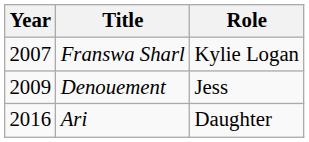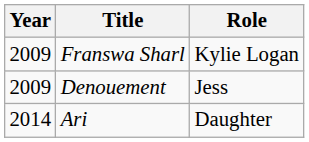(30, 53) 2007 -> (30, 53) 2009
(30, 119) 2016 -> (30, 119) 2014
